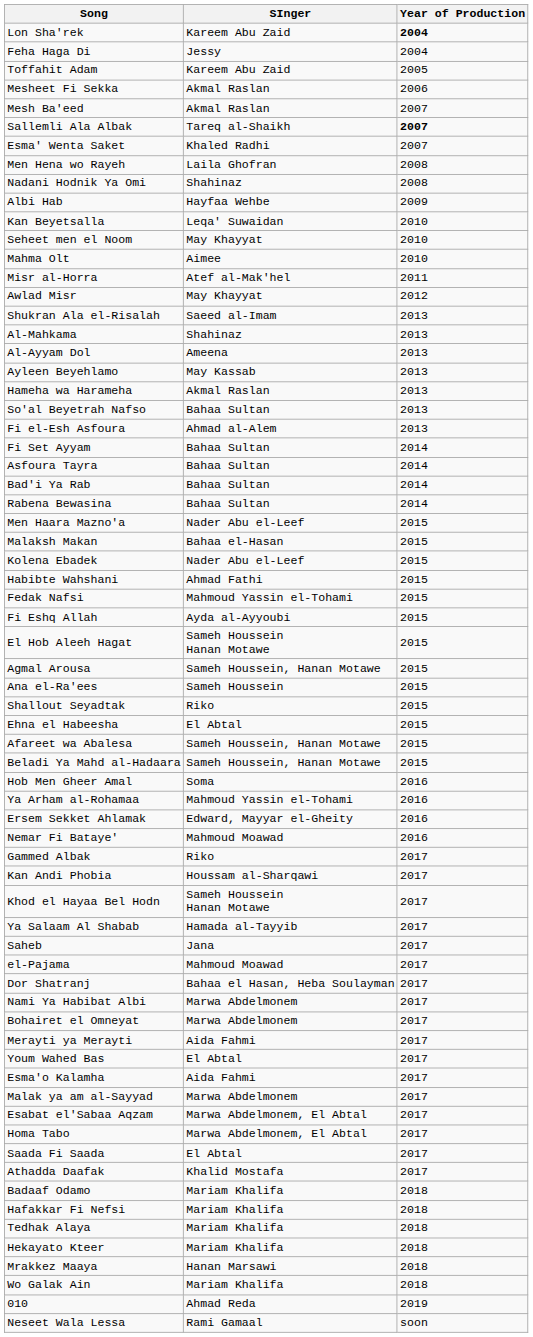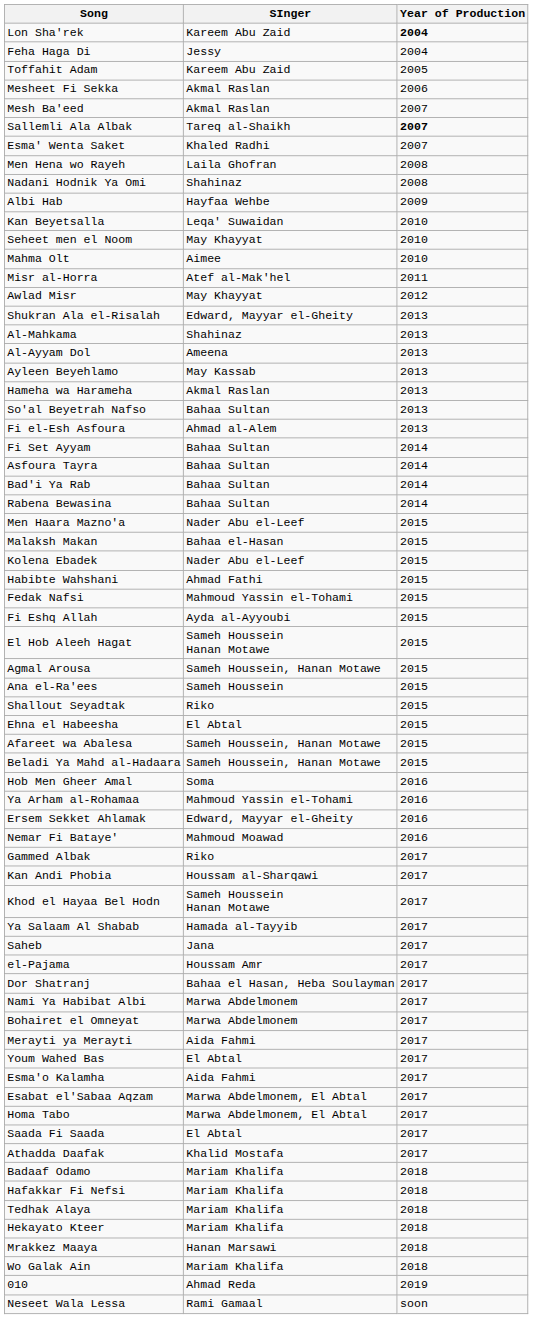(231, 316) Saeed al-Imam -> (270, 316) Edward, Mayyar el-Gheity
(235, 965) Mahmoud Moawad -> (224, 965) Houssam Amr
- row: (80, 1097)
